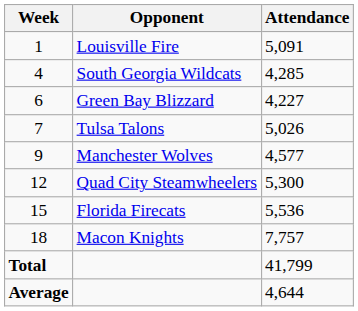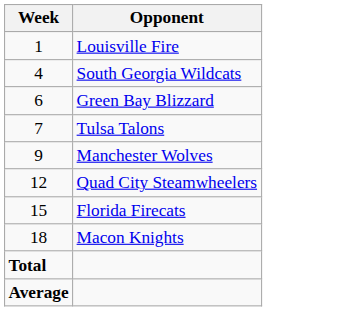- column: (307, 18)
